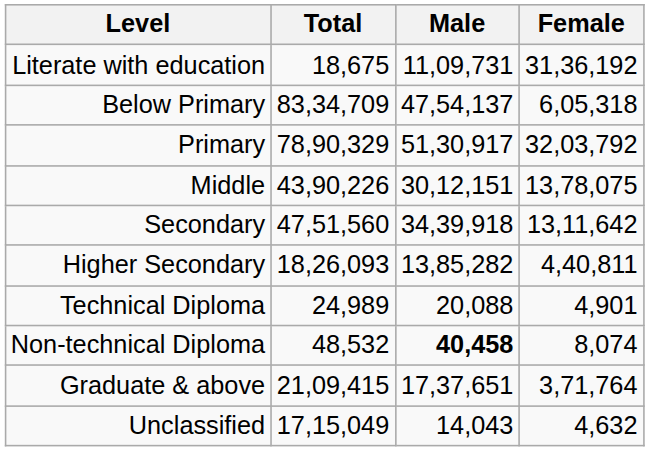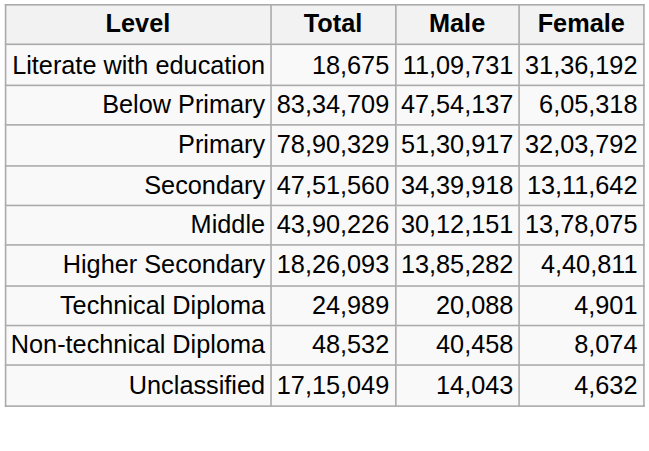rows swapped: (228, 184) <-> (205, 225)
(475, 345) bold -> (475, 345) normal
- row: (163, 385)
